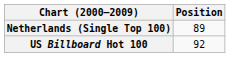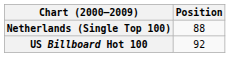(199, 28) 89 -> (199, 28) 88
